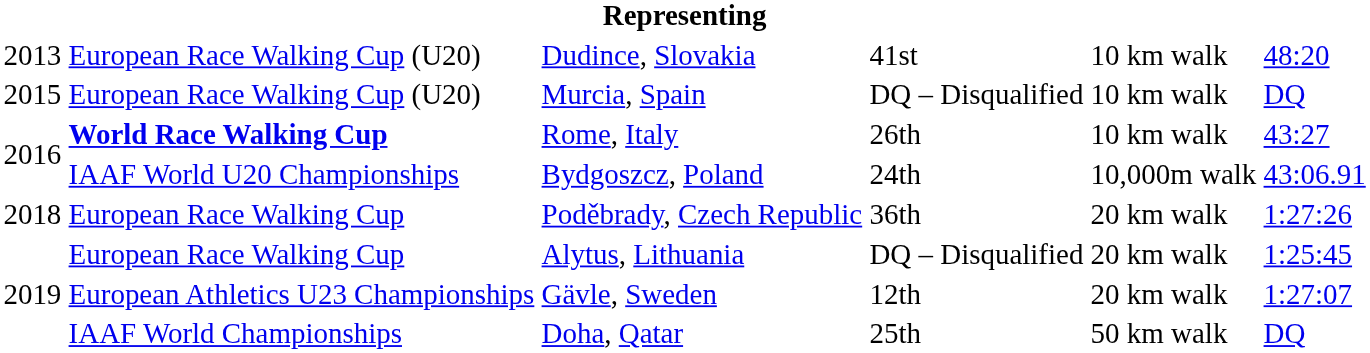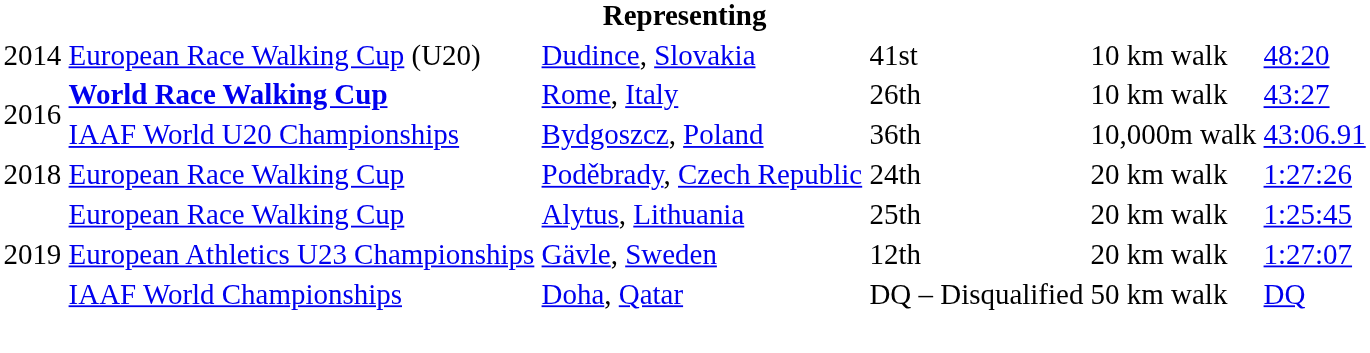(32, 55) 2013 -> (32, 55) 2014
- row: (624, 94)
(895, 174) 24th -> (895, 134) 36th
(895, 214) 36th -> (895, 174) 24th
(976, 254) DQ – Disqualified -> (895, 214) 25th
(895, 333) 25th -> (976, 294) DQ – Disqualified
